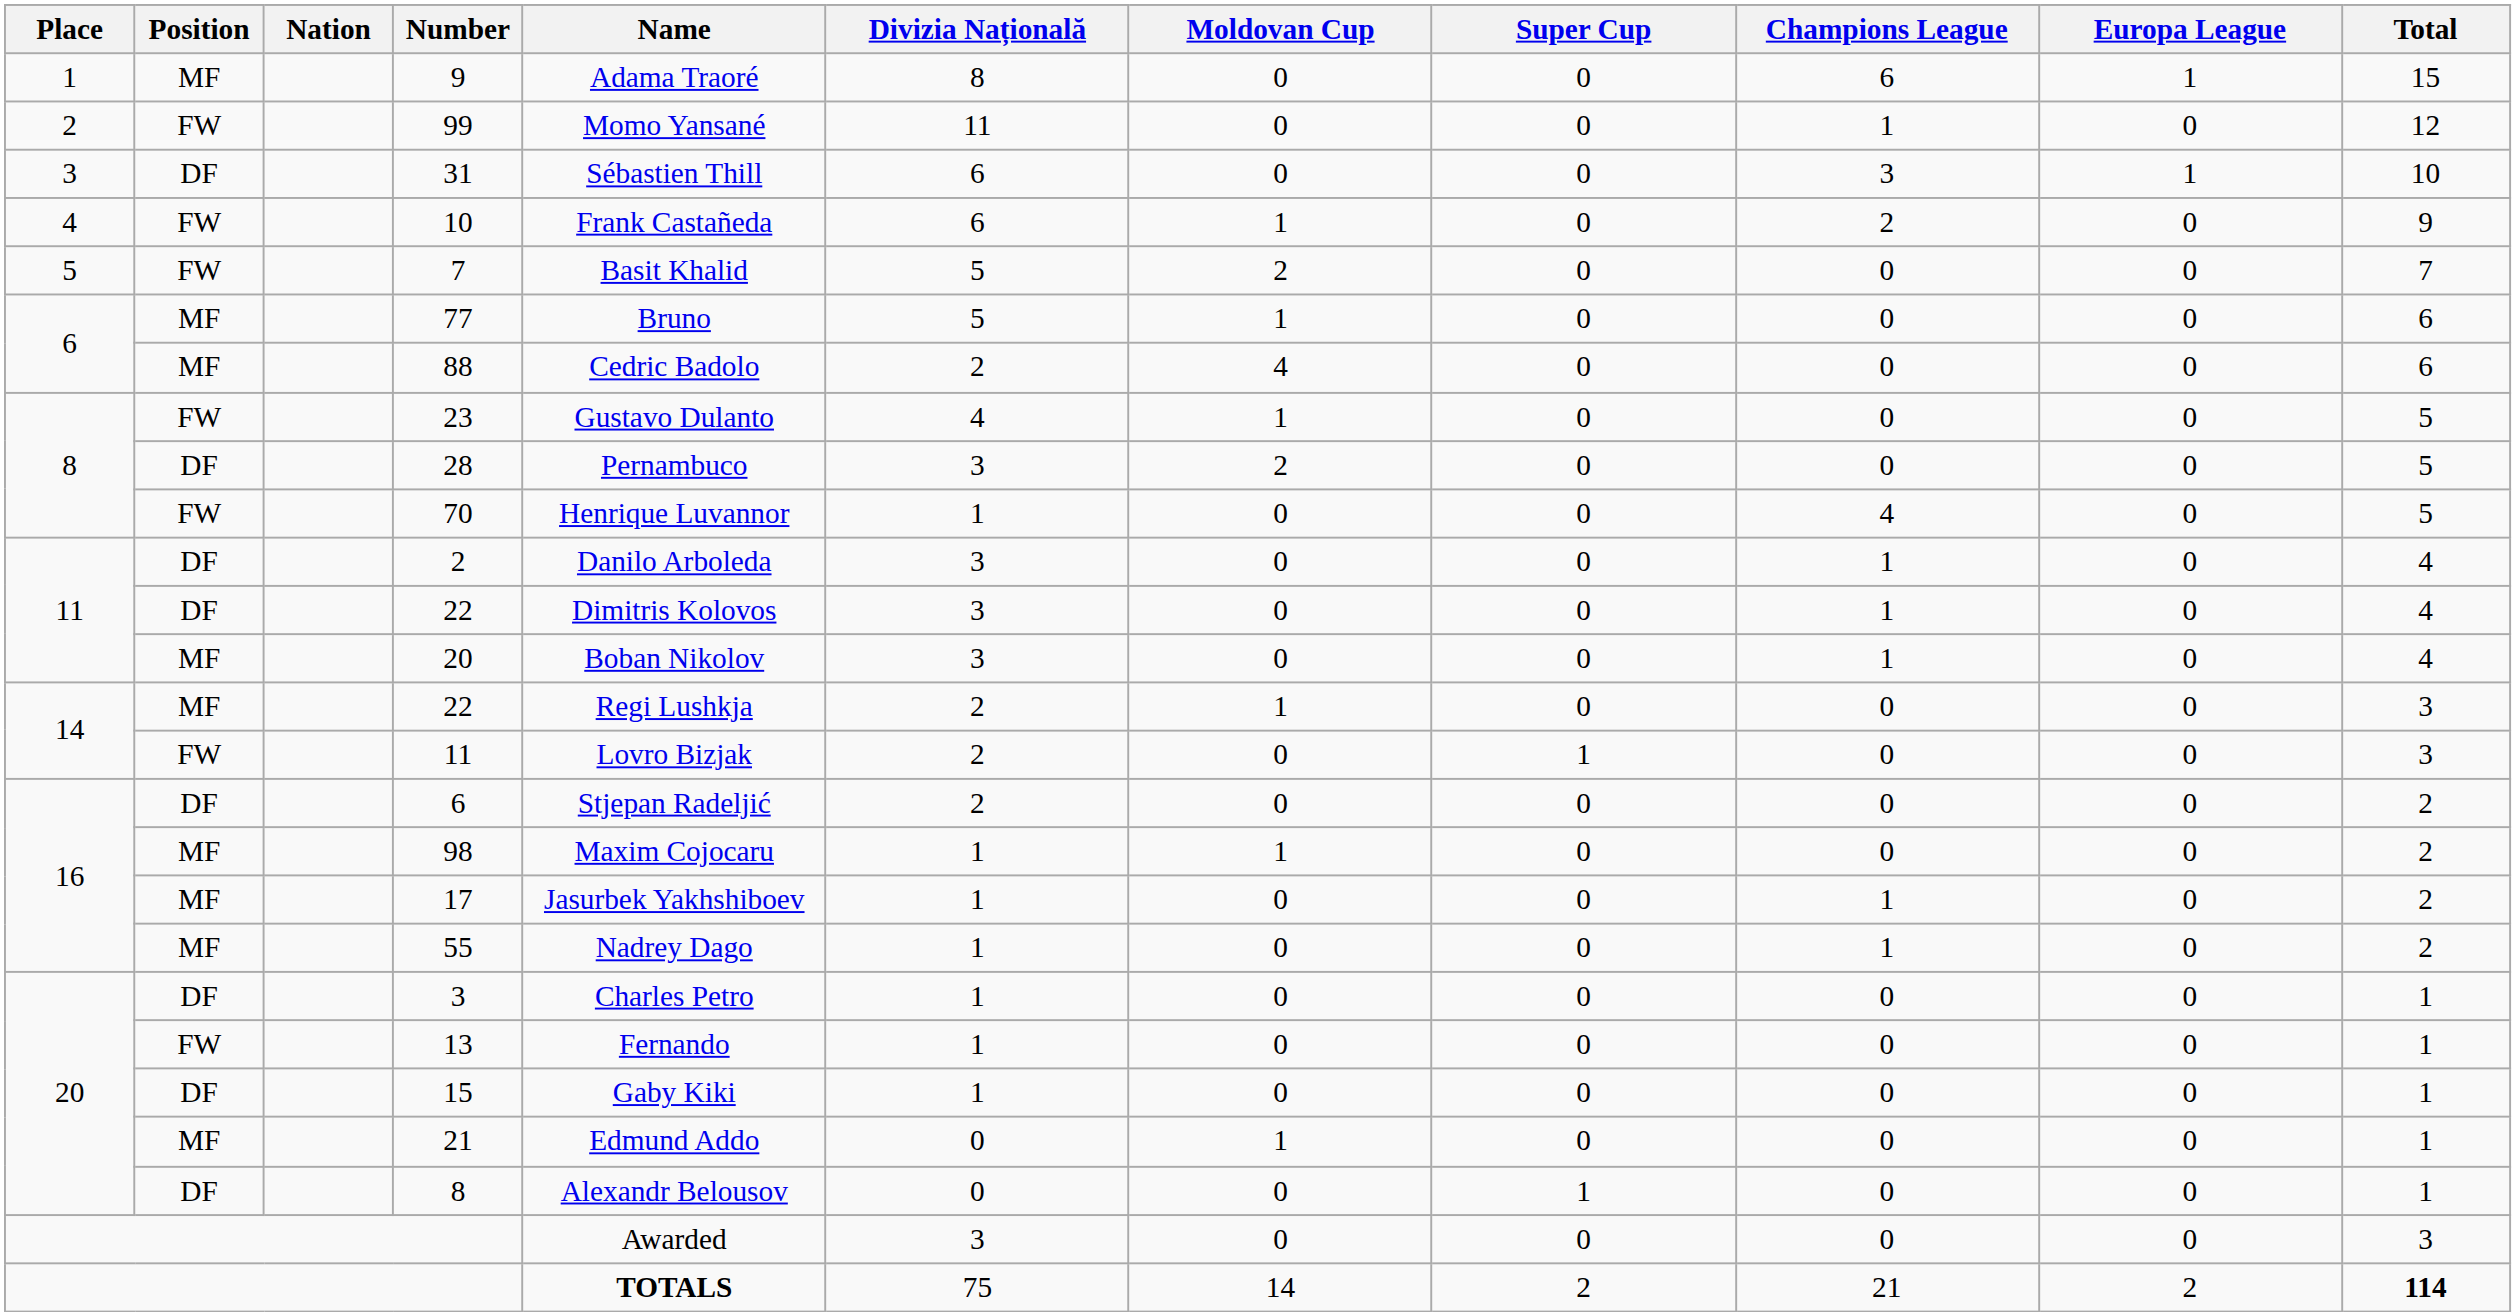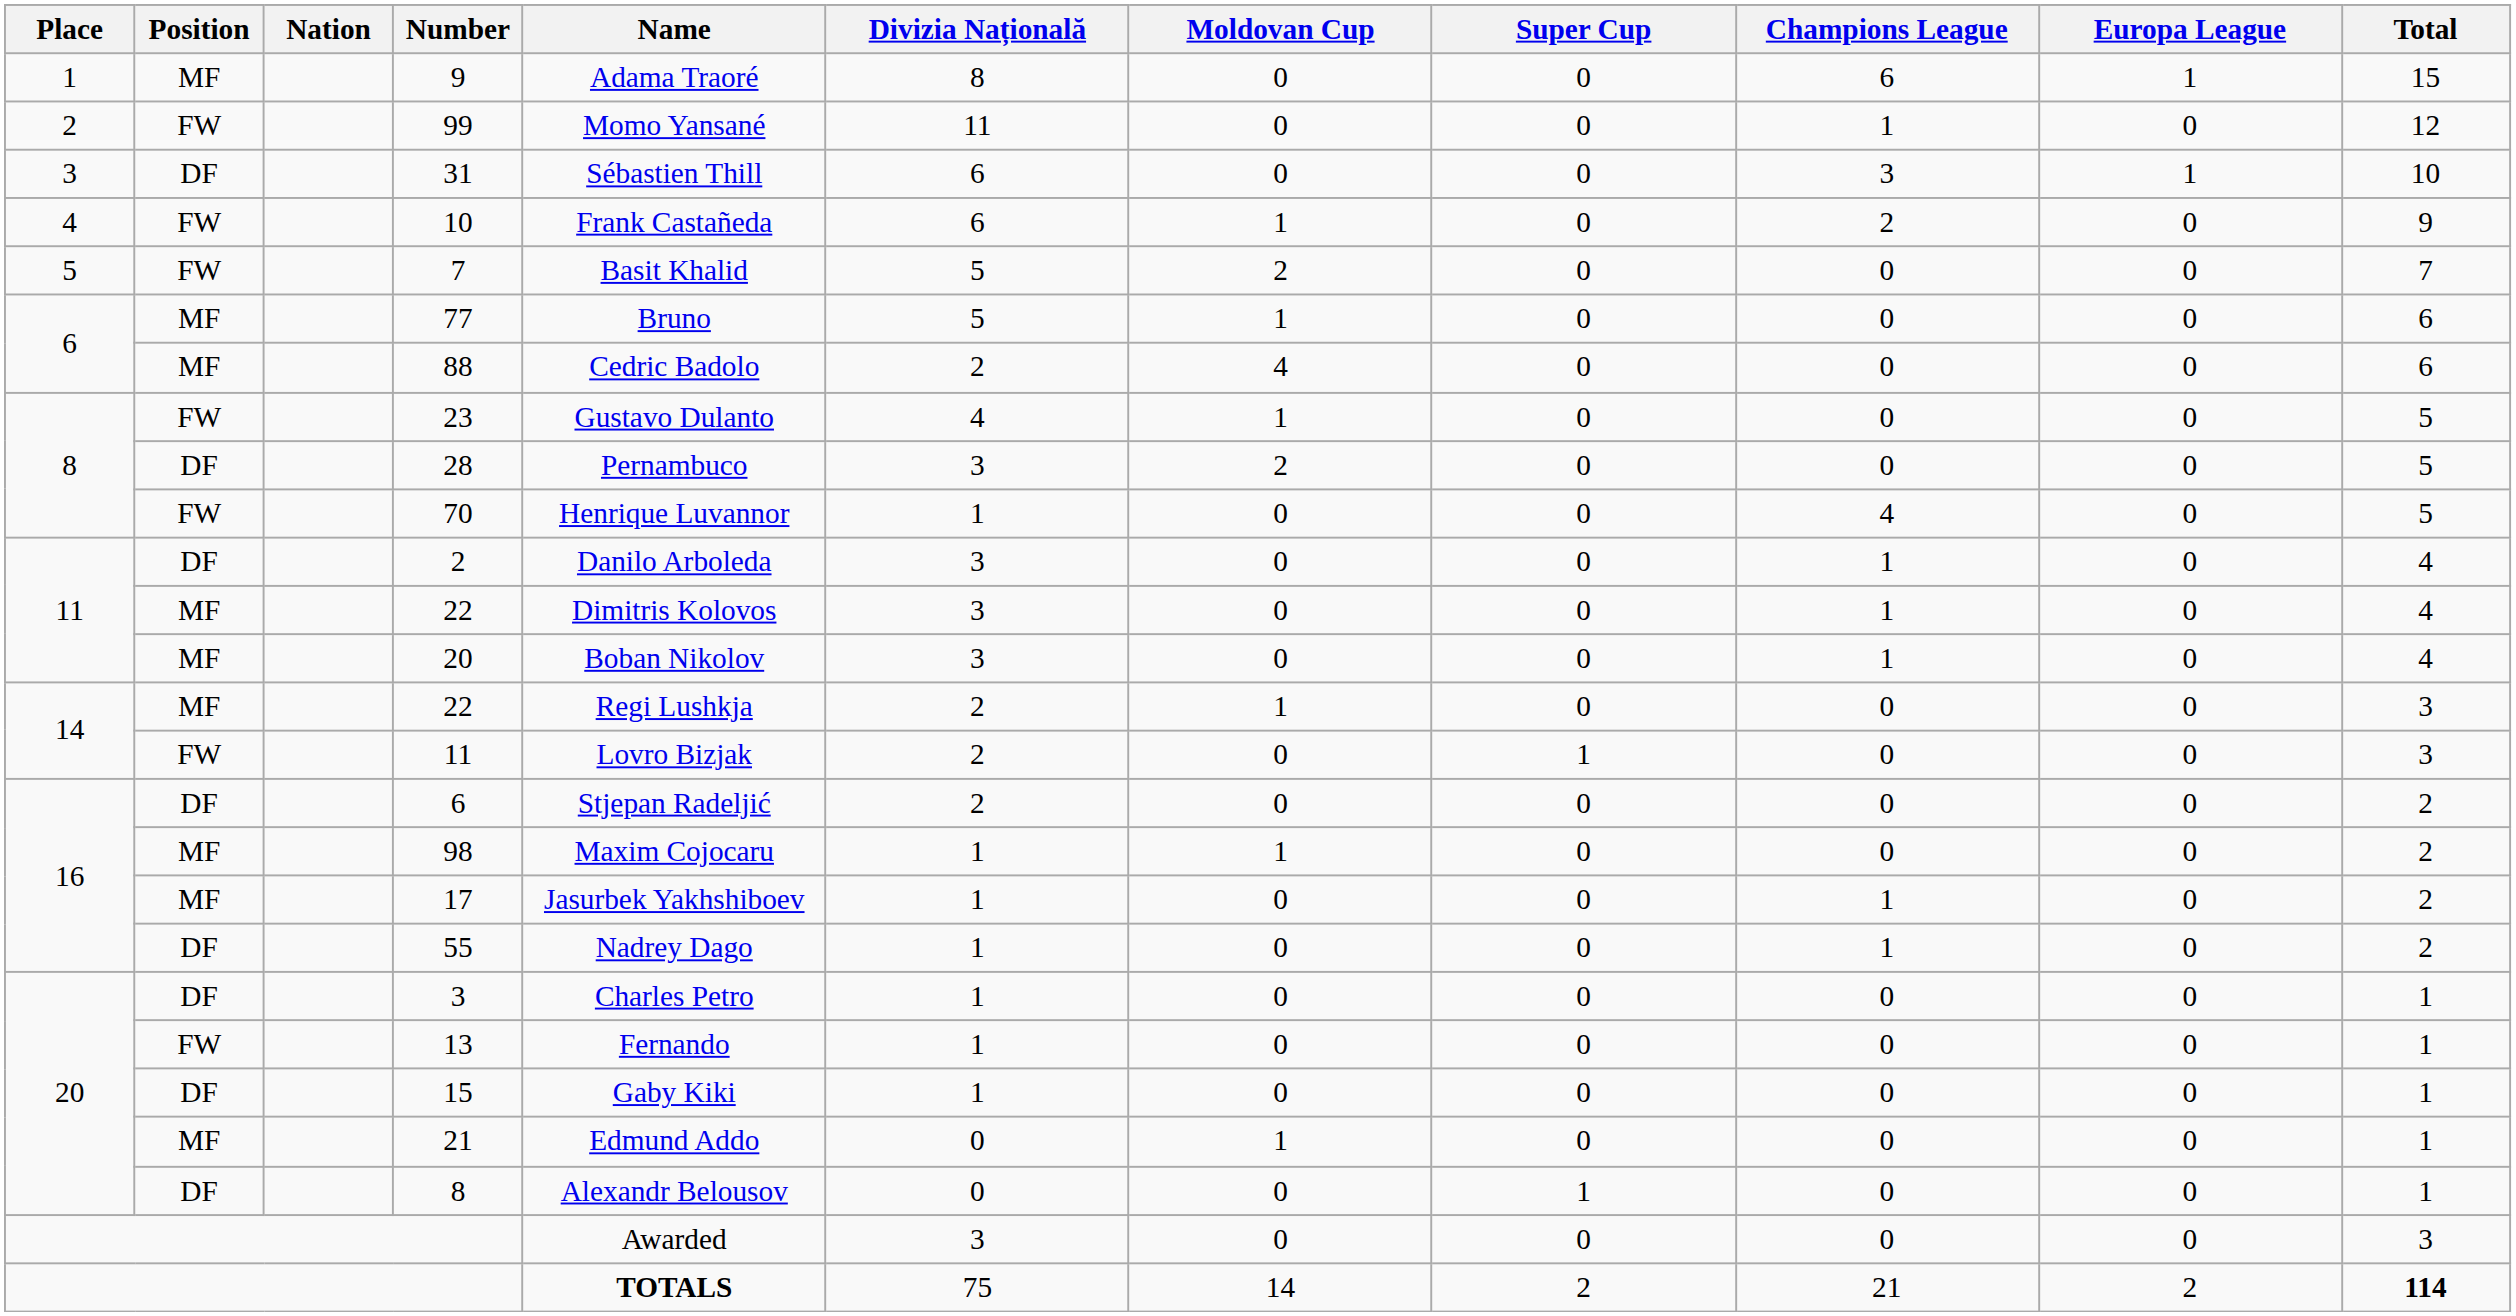(199, 609) DF -> (199, 609) MF
(199, 947) MF -> (199, 947) DF
